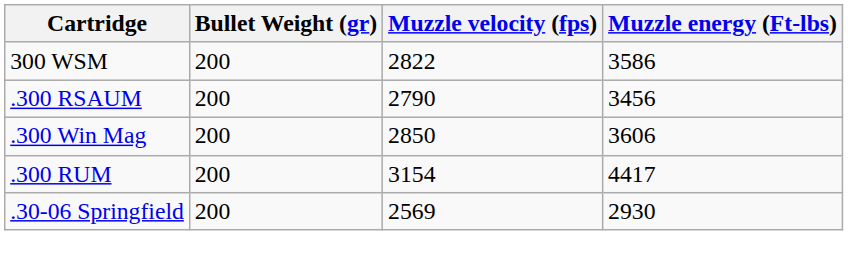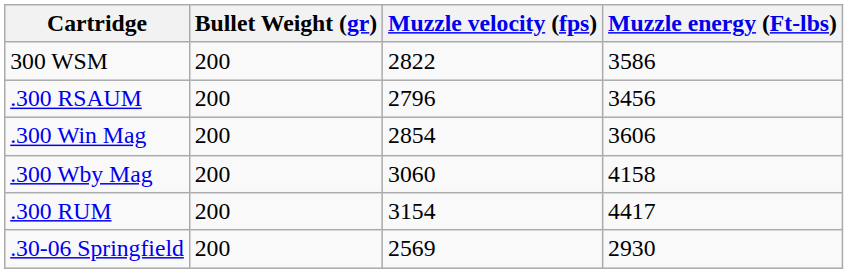(412, 98) 2790 -> (412, 98) 2796
(412, 135) 2850 -> (412, 135) 2854
+ row: (81, 173)
